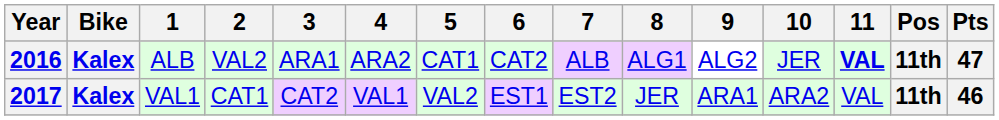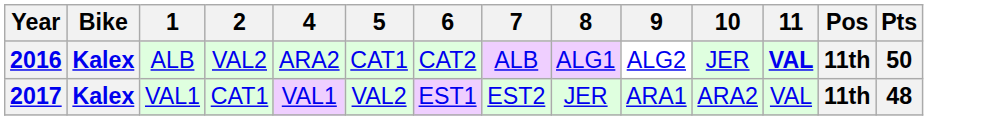- column: (309, 22)
(970, 59) 47 -> (899, 59) 50
(970, 96) 46 -> (899, 96) 48
